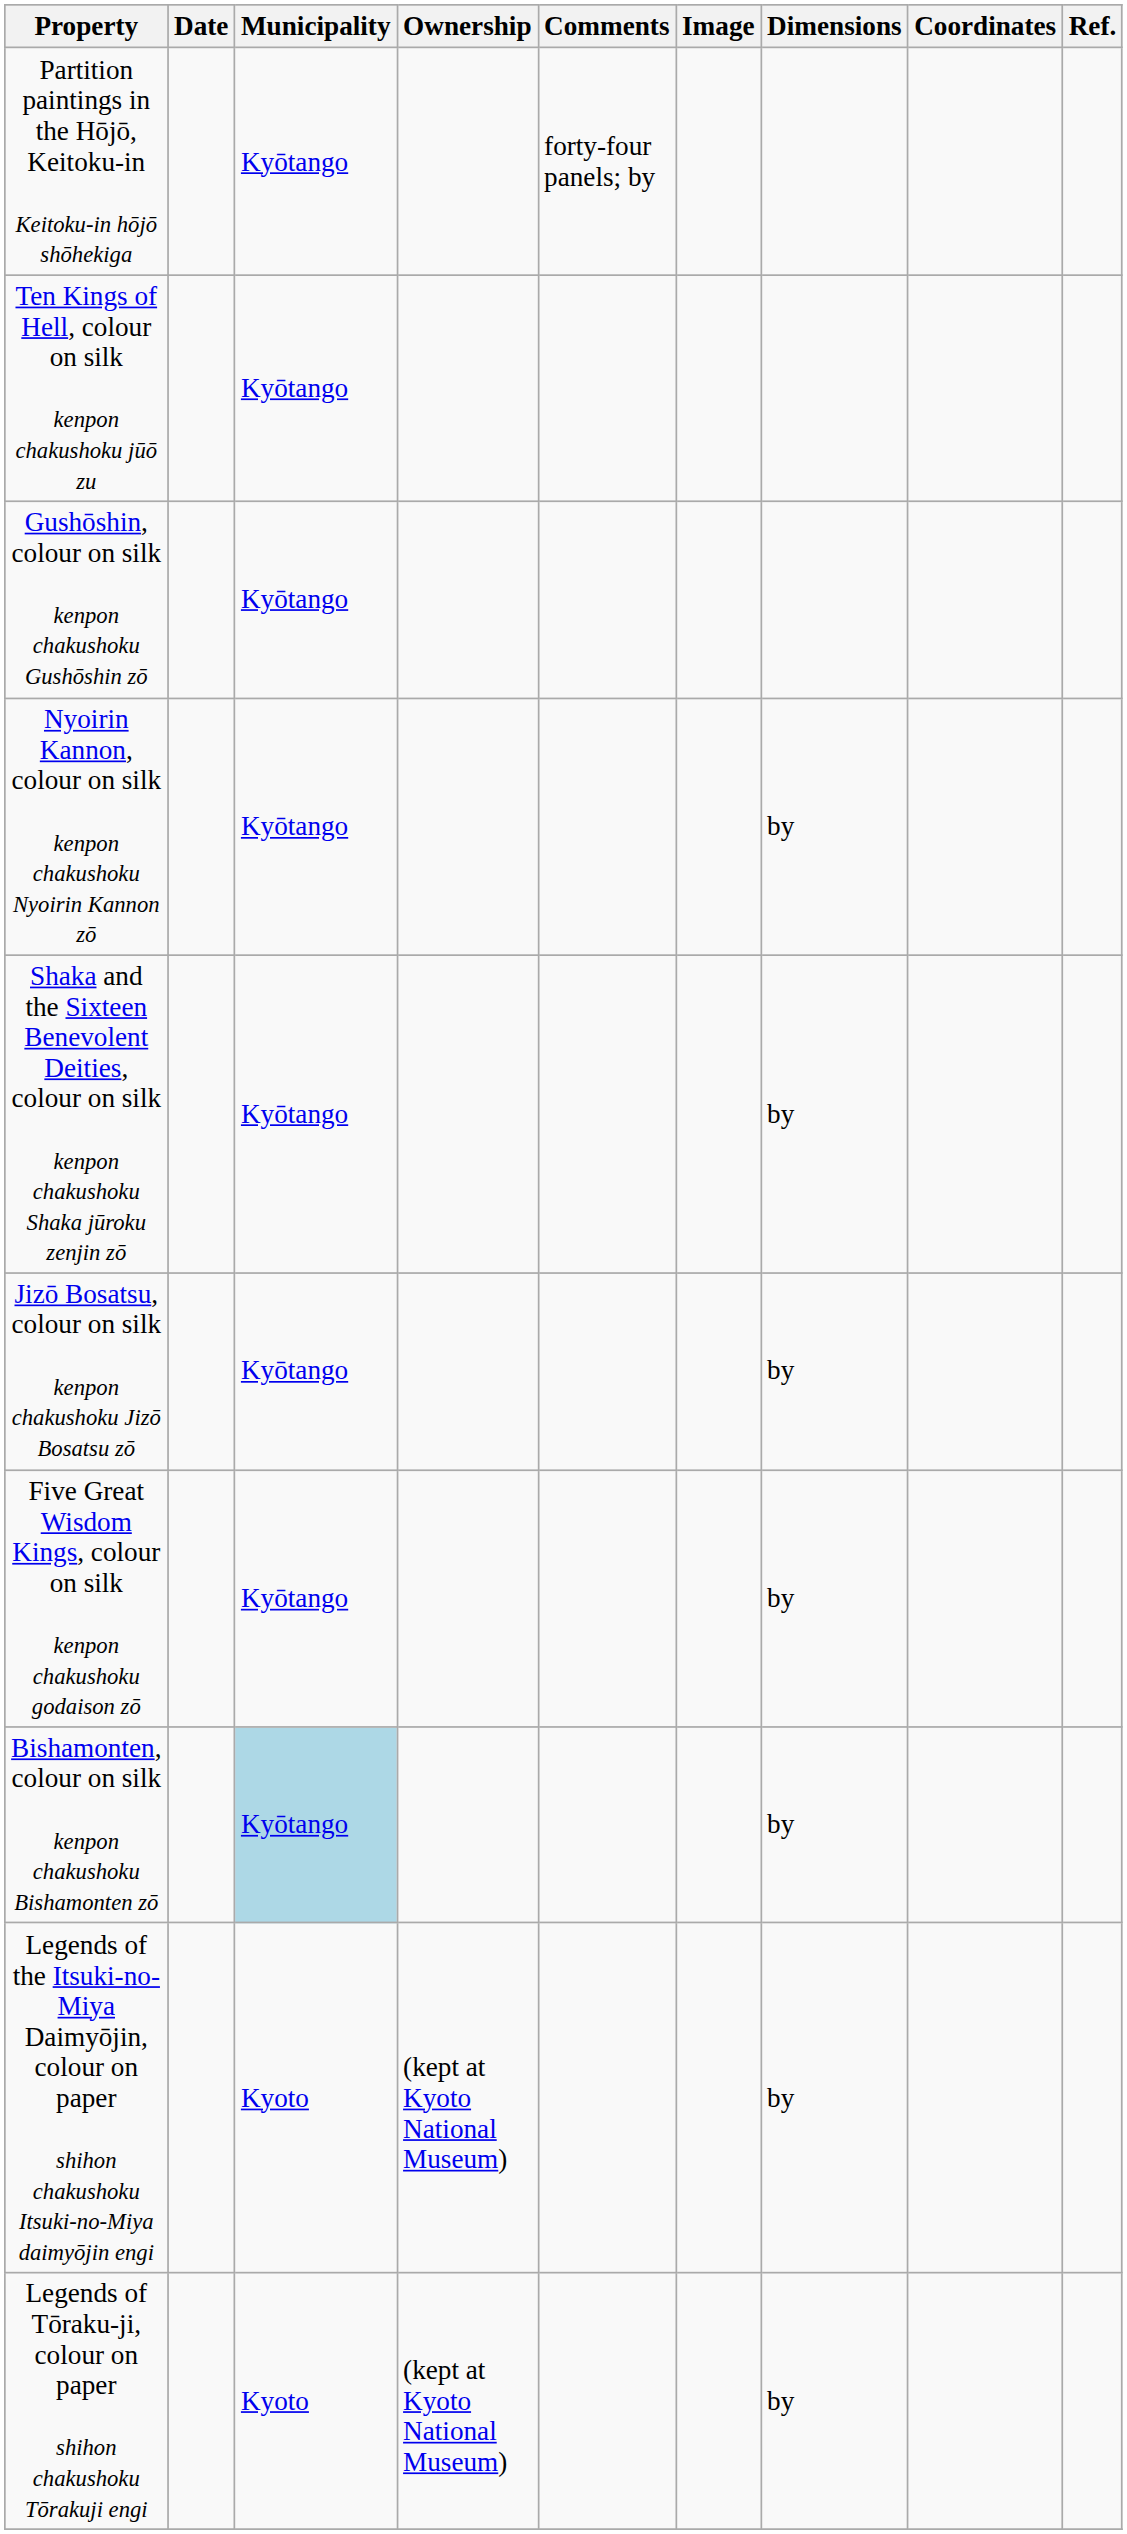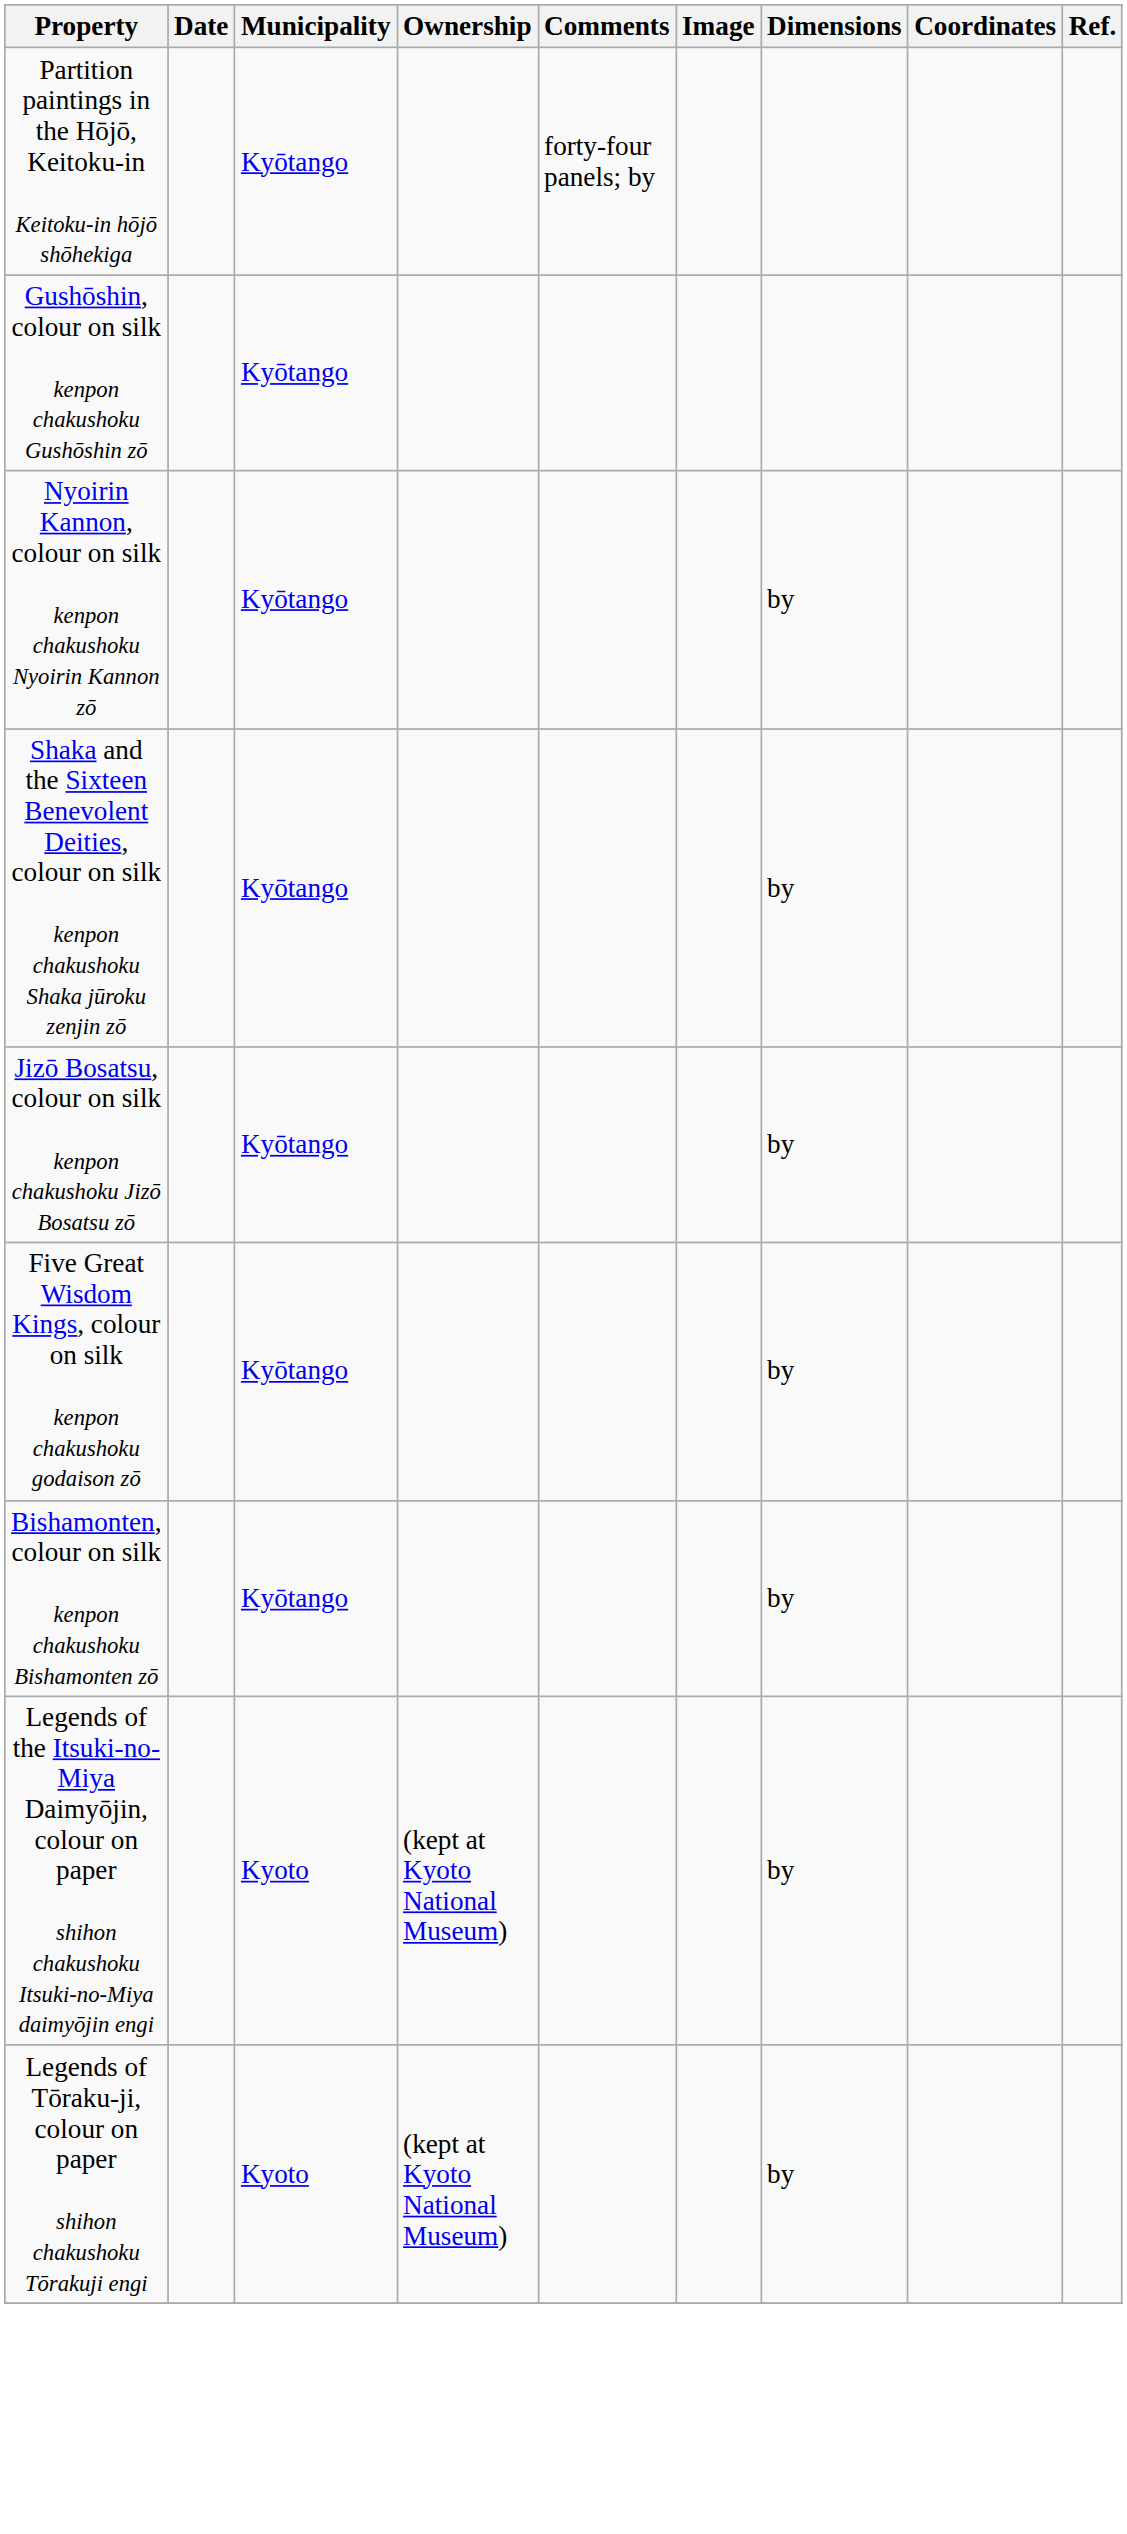- row: (86, 387)
(295, 1824) lightblue background -> (295, 1597) no background
